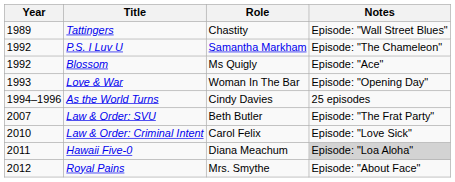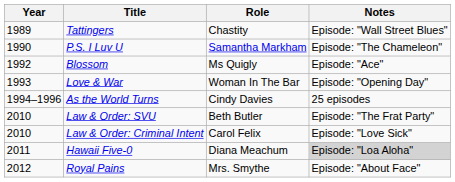(19, 47) 1992 -> (19, 47) 1990
(19, 116) 2007 -> (19, 116) 2010
